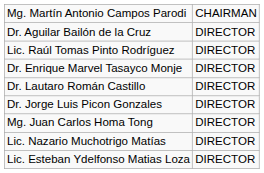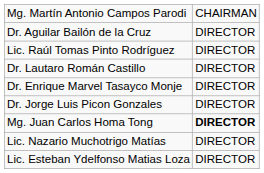rows swapped: (95, 68) <-> (76, 86)
(225, 123) normal -> (225, 123) bold
